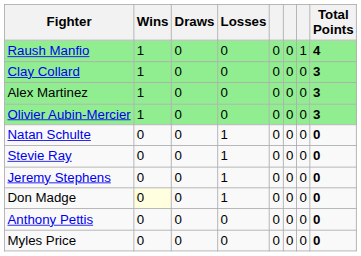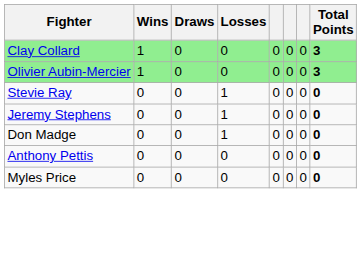- row: (48, 51)
- row: (48, 93)
- row: (49, 135)
(141, 198) lightyellow background -> (141, 135) no background
